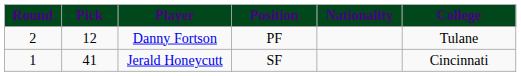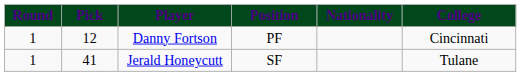(33, 37) 2 -> (33, 37) 1
(459, 37) Tulane -> (459, 37) Cincinnati
(459, 60) Cincinnati -> (459, 60) Tulane
